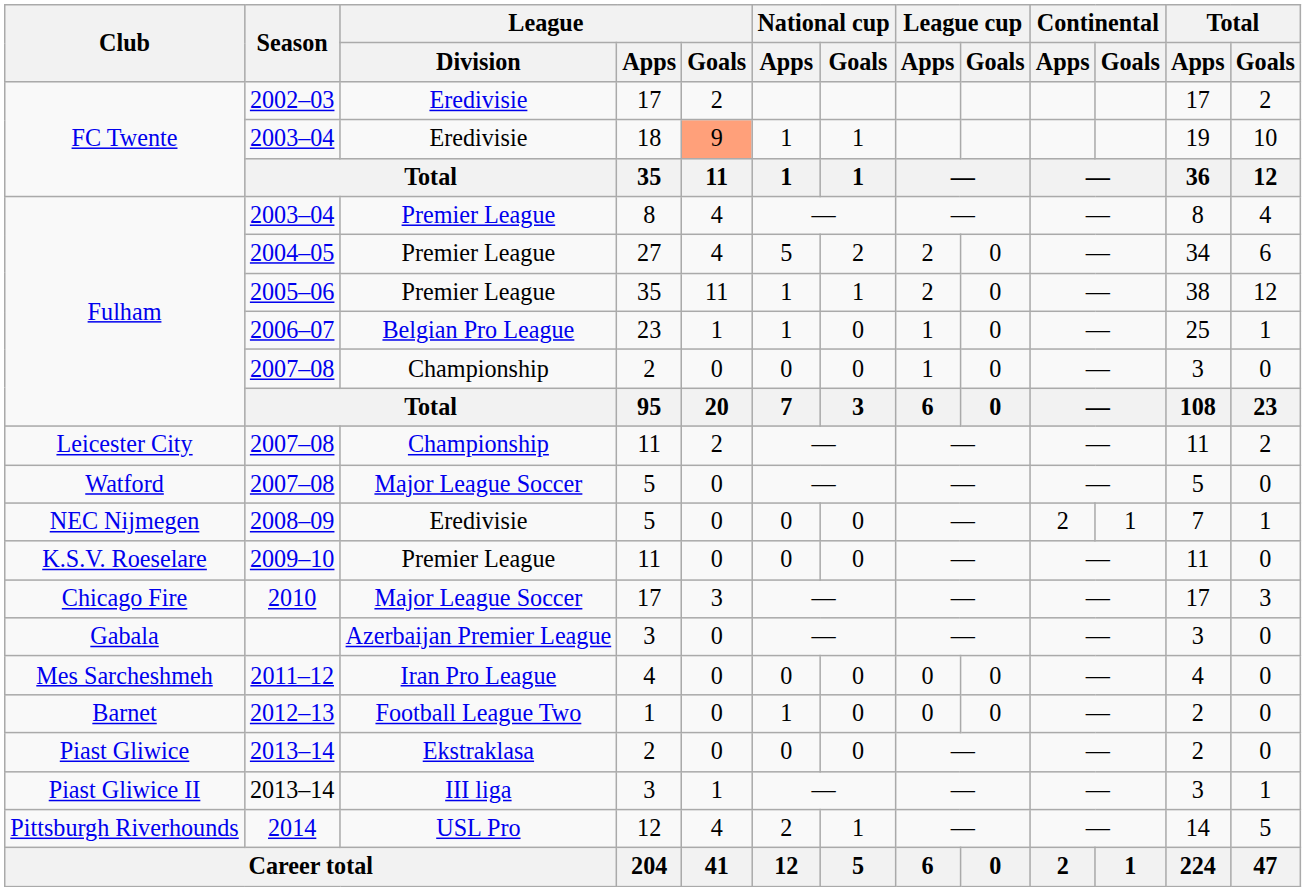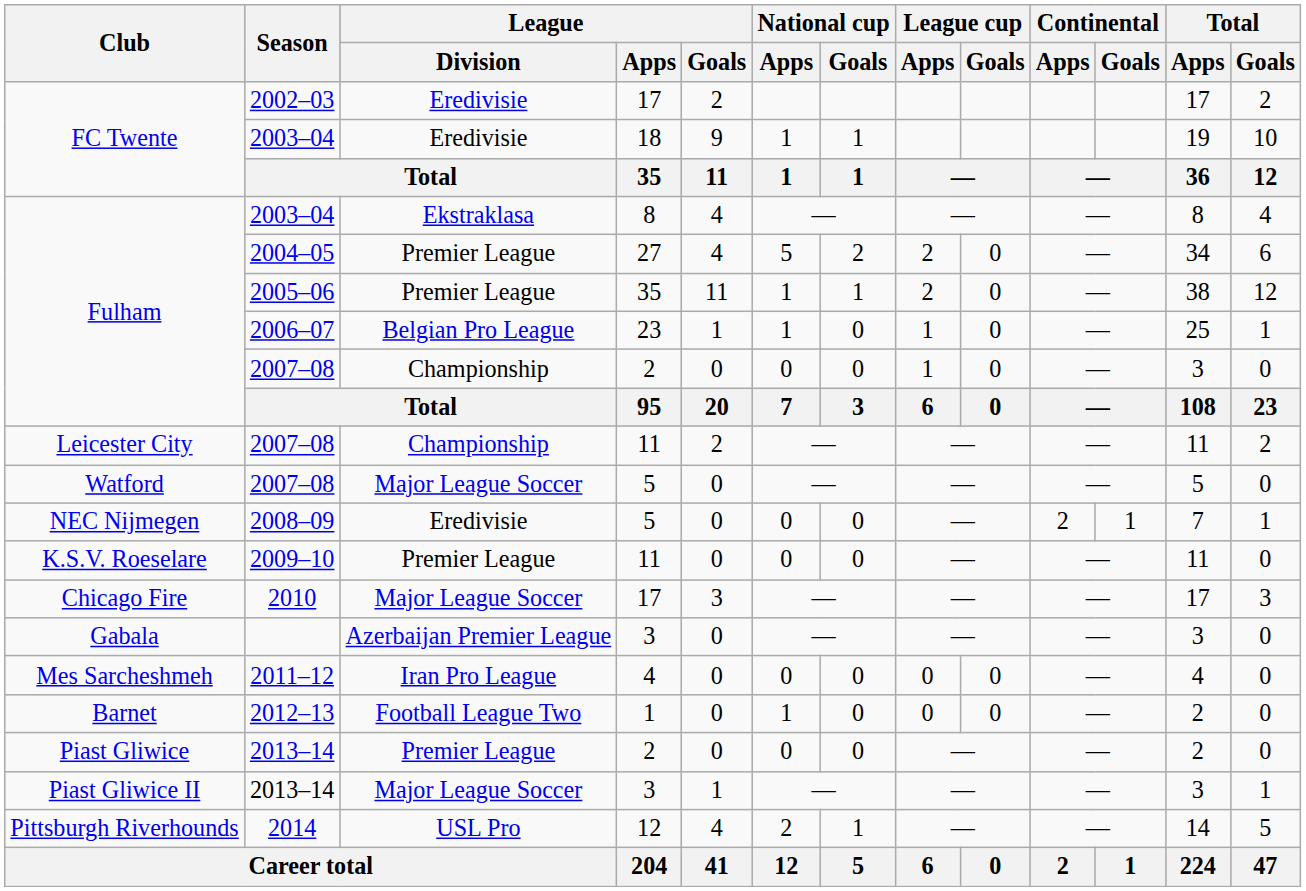(717, 138) lightsalmon background -> (717, 138) no background
(478, 215) Premier League -> (478, 215) Ekstraklasa
(478, 751) Ekstraklasa -> (478, 751) Premier League
(478, 789) III liga -> (478, 789) Major League Soccer
